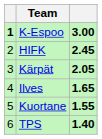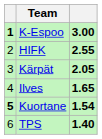(83, 50) 2.45 -> (83, 50) 2.55
(10, 106) normal -> (10, 106) bold
(83, 106) 1.55 -> (83, 106) 1.54
